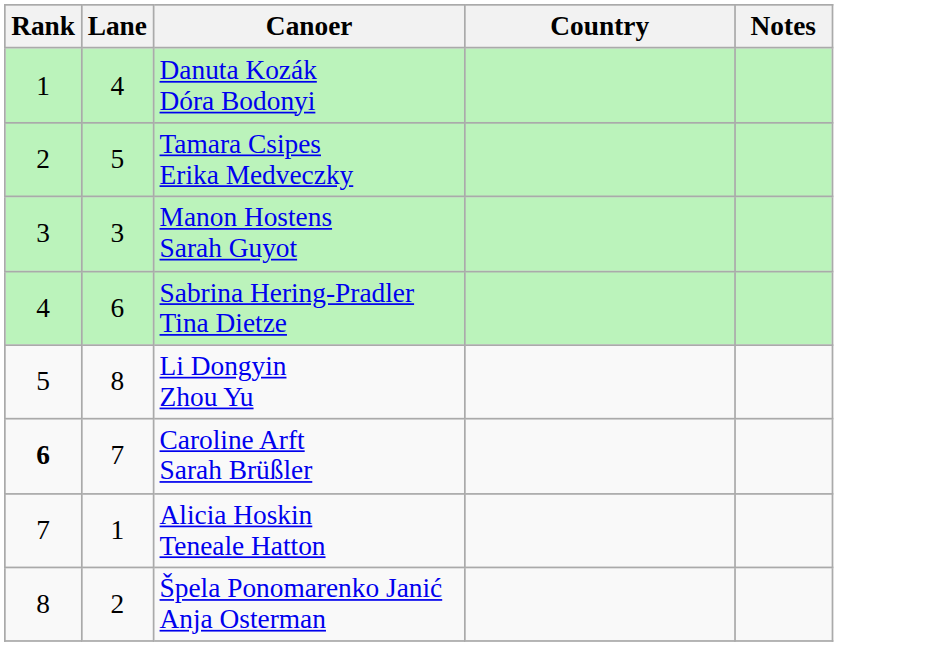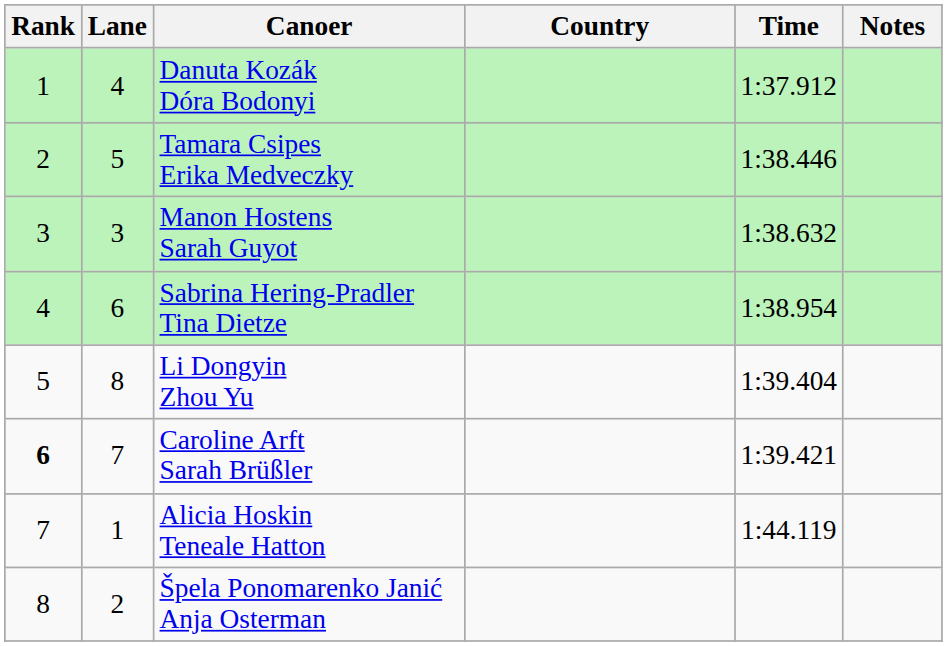+ column: (789, 26)
